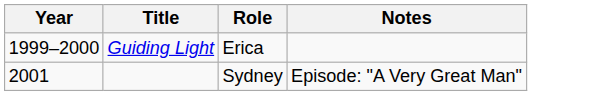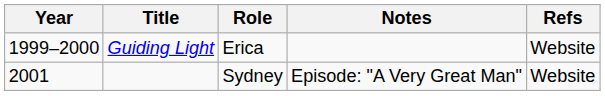+ column: (563, 18)
